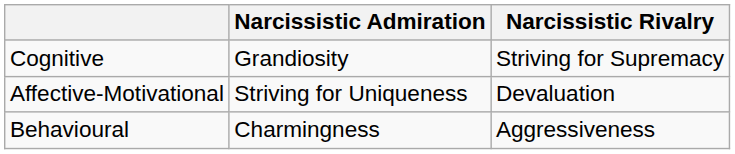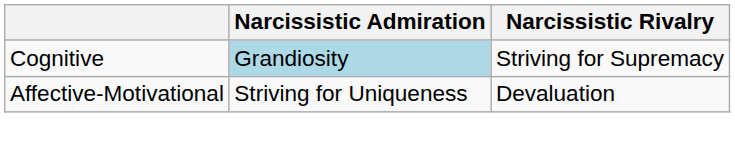(291, 58) no background -> (291, 58) lightblue background
- row: (69, 129)
